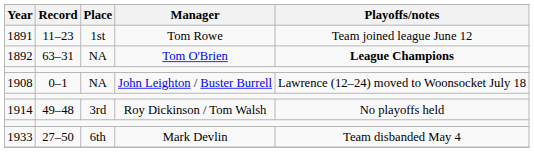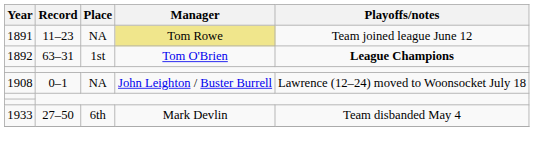(98, 35) 1st -> (98, 35) NA
(195, 35) no background -> (195, 35) khaki background
(98, 56) NA -> (98, 56) 1st
- row: (20, 110)
